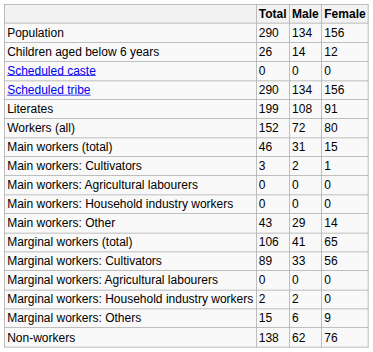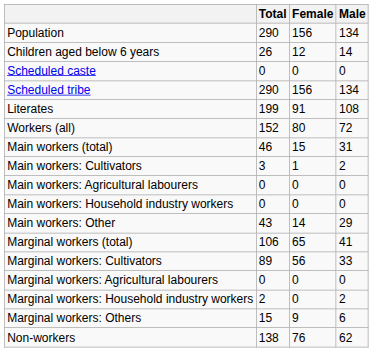columns swapped: (305, 14) <-> (345, 14)
